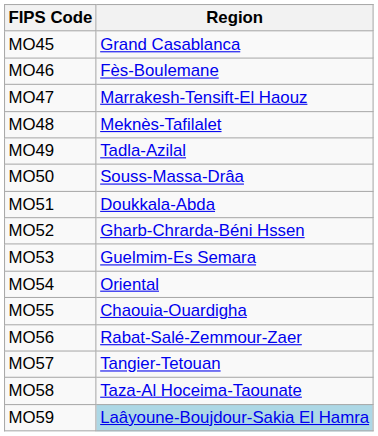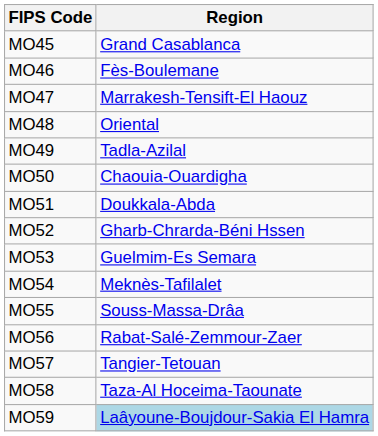(161, 124) Meknès-Tafilalet -> (130, 124) Oriental
(172, 177) Souss-Massa-Drâa -> (173, 177) Chaouia-Ouardigha
(130, 284) Oriental -> (161, 284) Meknès-Tafilalet
(173, 310) Chaouia-Ouardigha -> (172, 310) Souss-Massa-Drâa
